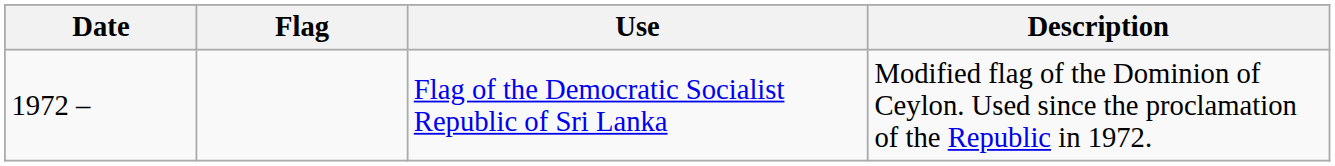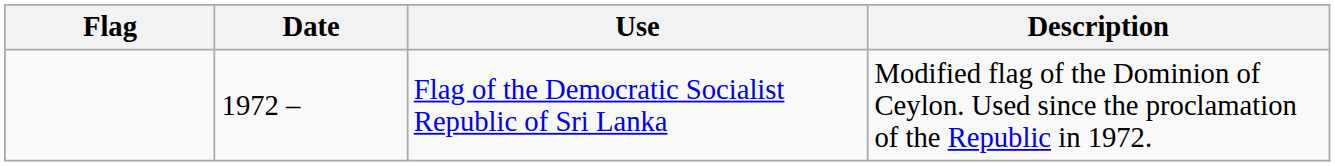columns swapped: (302, 27) <-> (101, 27)
